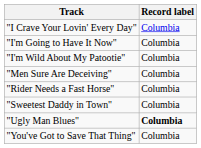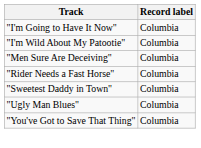- row: (72, 27)
(162, 120) bold -> (159, 105) normal
